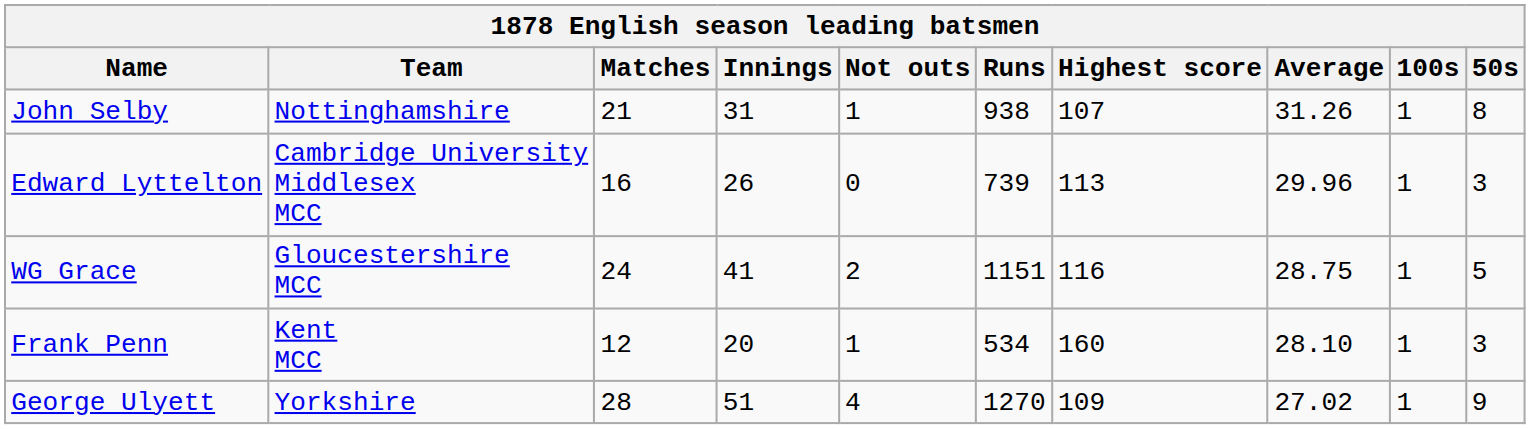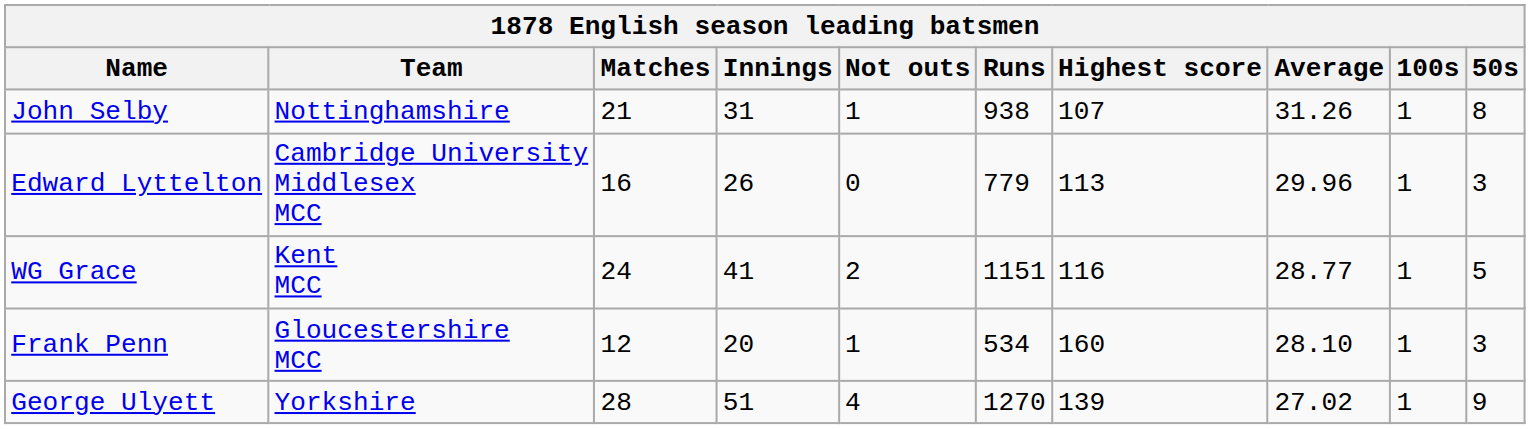(1006, 184) 739 -> (1006, 184) 779
(392, 272) Gloucestershire MCC -> (306, 272) Kent MCC
(1314, 272) 28.75 -> (1314, 272) 28.77
(306, 345) Kent MCC -> (392, 345) Gloucestershire MCC
(1082, 402) 109 -> (1082, 402) 139
